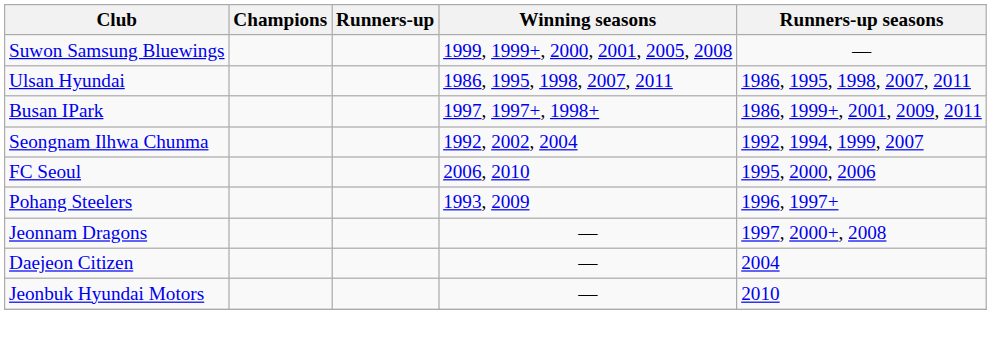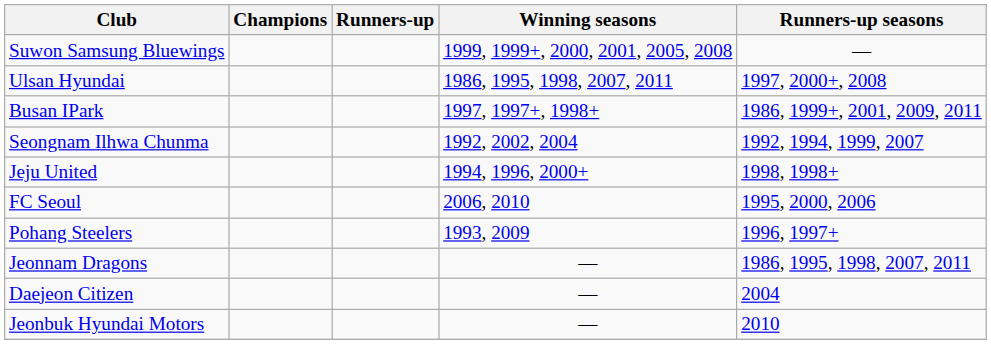(856, 80) 1986, 1995, 1998, 2007, 2011 -> (814, 80) 1997, 2000+, 2008
+ row: (53, 171)
(814, 232) 1997, 2000+, 2008 -> (856, 263) 1986, 1995, 1998, 2007, 2011
